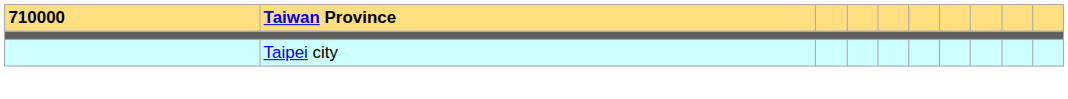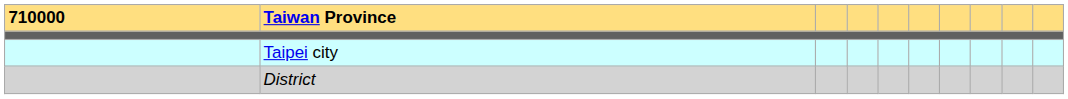+ row: (289, 79)
